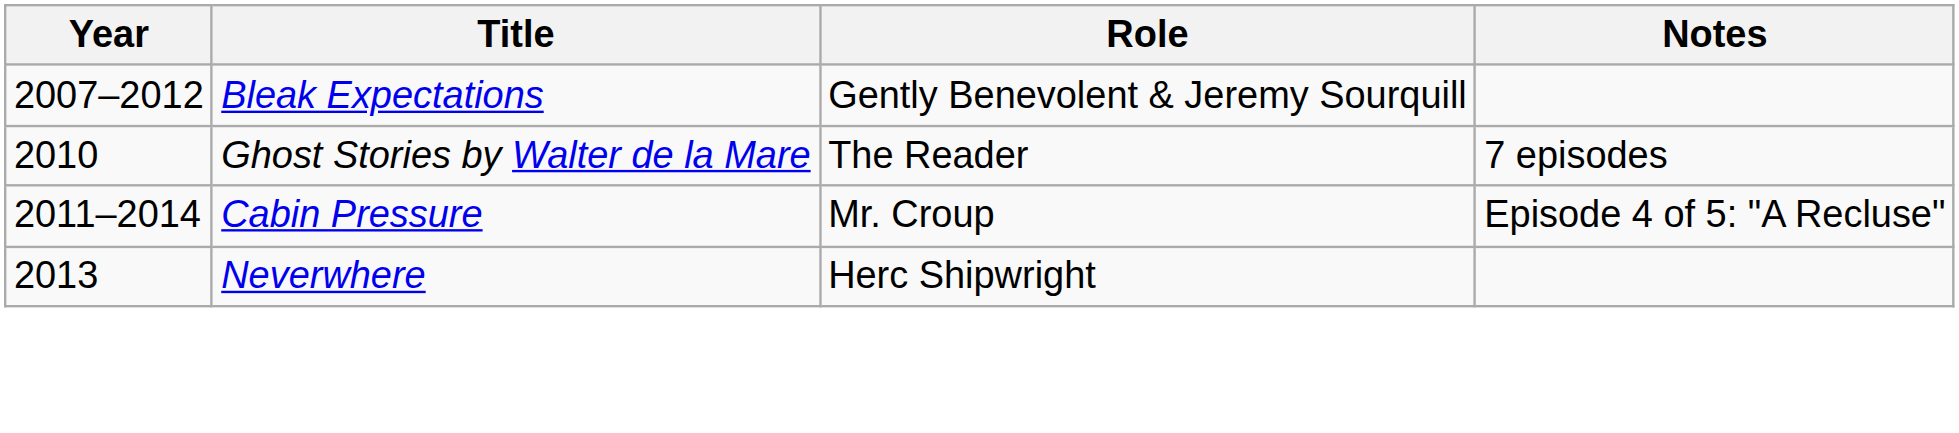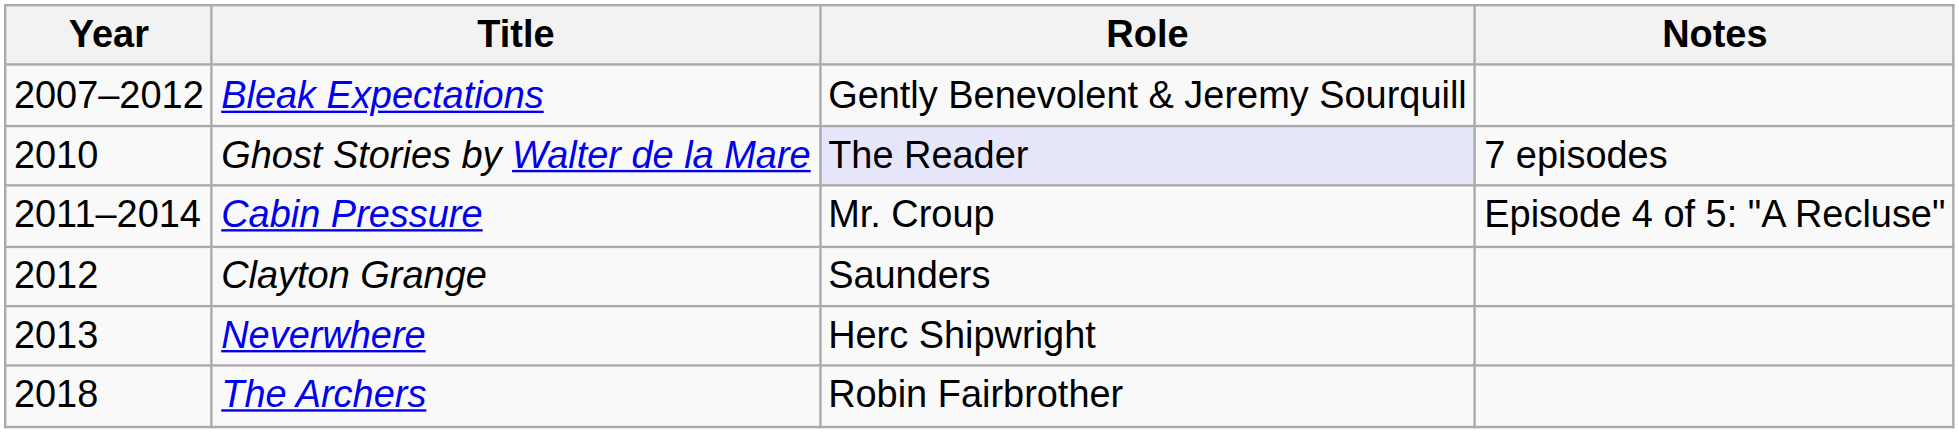(928, 154) no background -> (928, 154) lavender background
+ row: (354, 275)
+ row: (324, 395)
